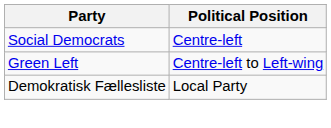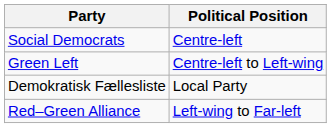+ row: (74, 110)
